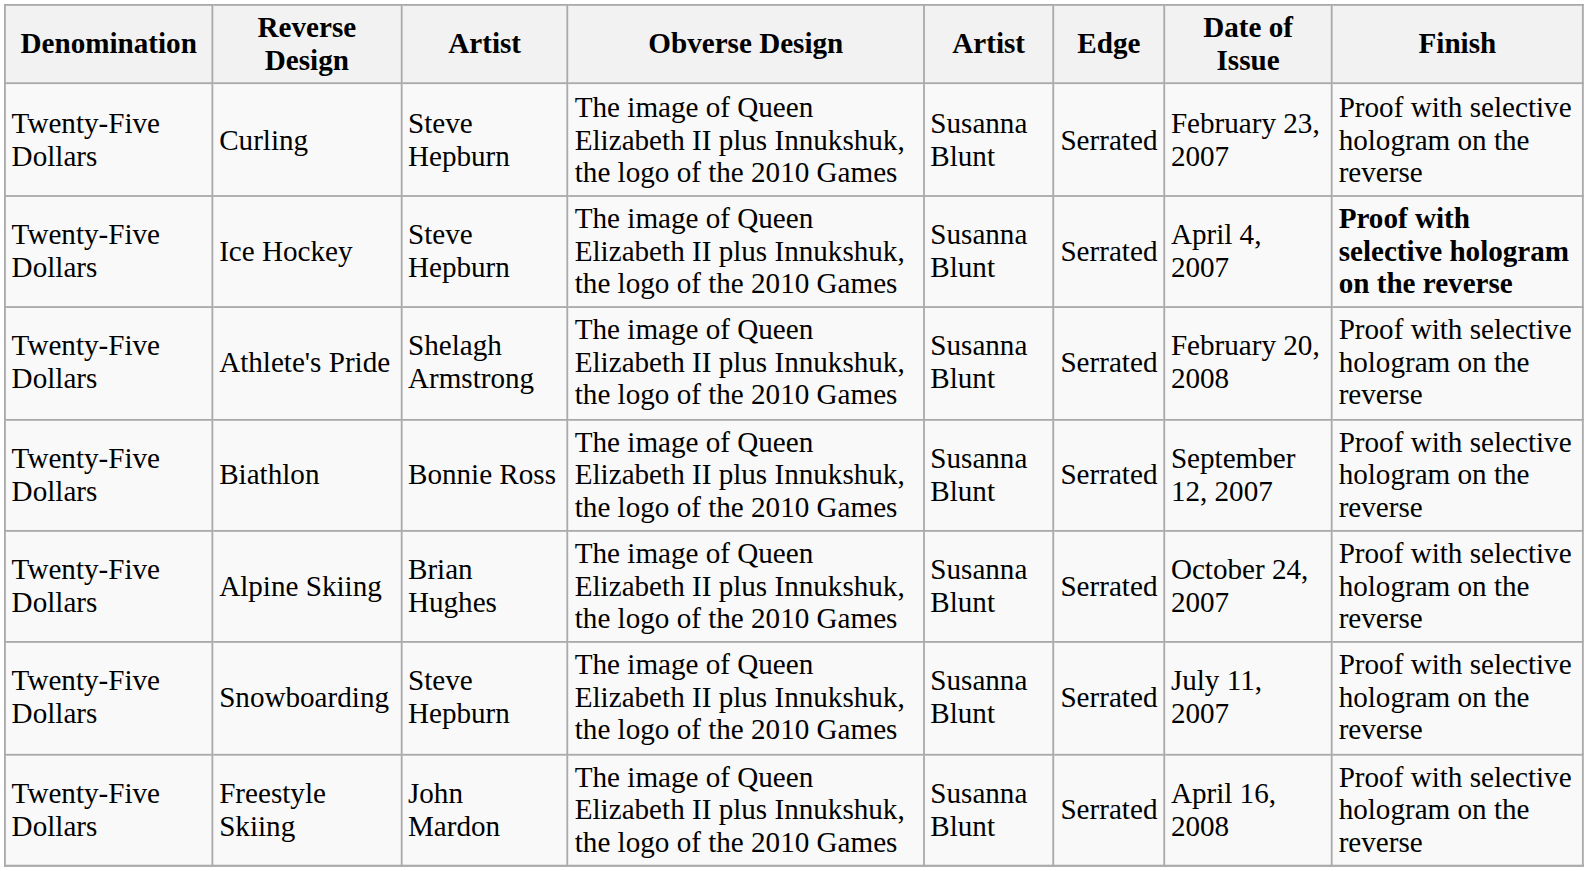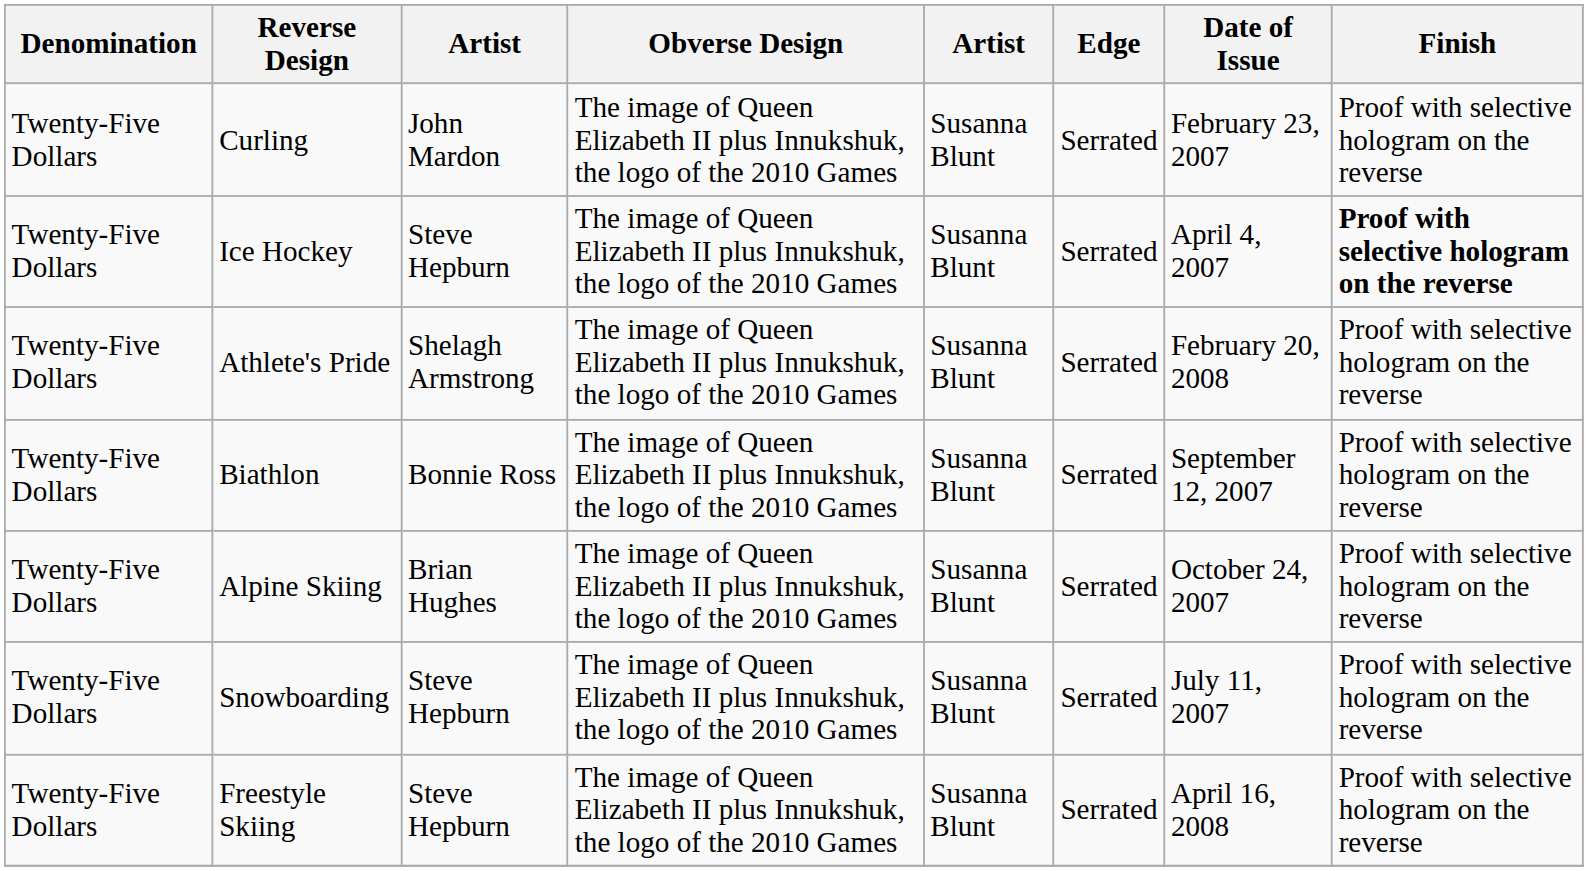(459, 139) Steve Hepburn -> (454, 139) John Mardon
(454, 809) John Mardon -> (459, 809) Steve Hepburn
